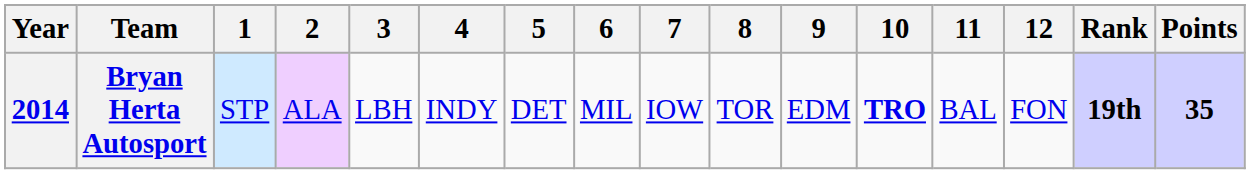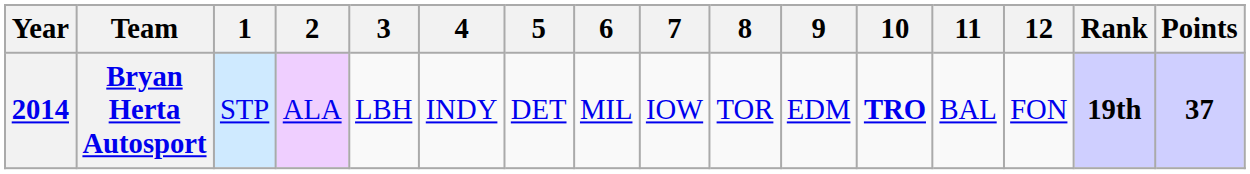(1199, 109) 35 -> (1199, 109) 37
